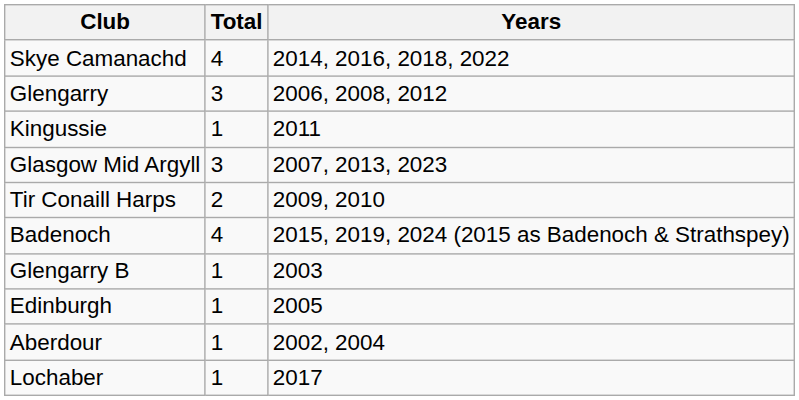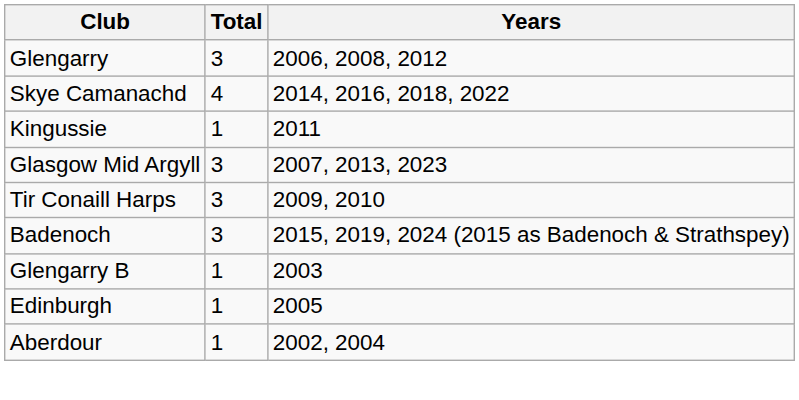rows swapped: (59, 93) <-> (98, 57)
(217, 199) 2 -> (217, 199) 3
(217, 235) 4 -> (217, 235) 3
- row: (57, 377)
